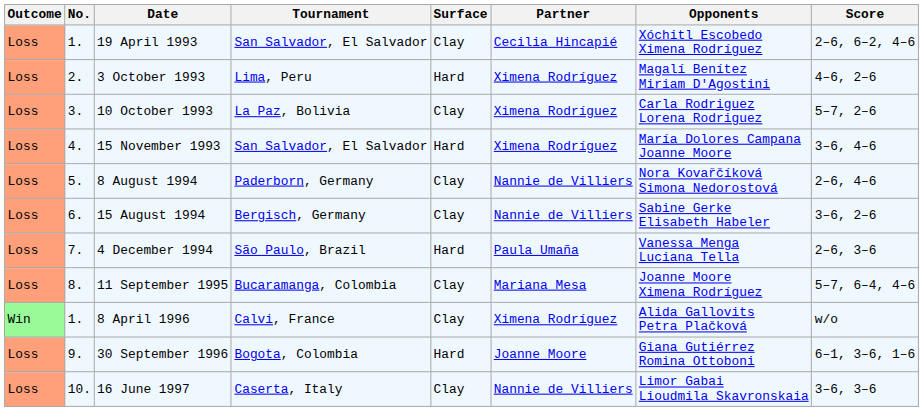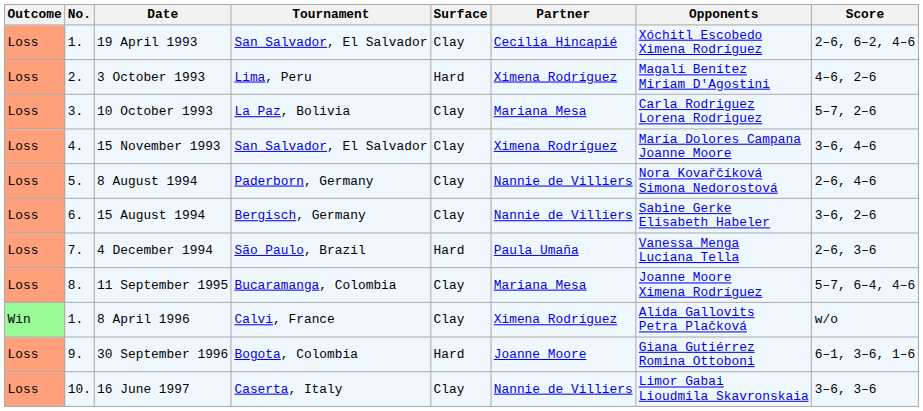(555, 111) Ximena Rodríguez -> (540, 111) Mariana Mesa
(449, 146) Hard -> (449, 146) Clay
